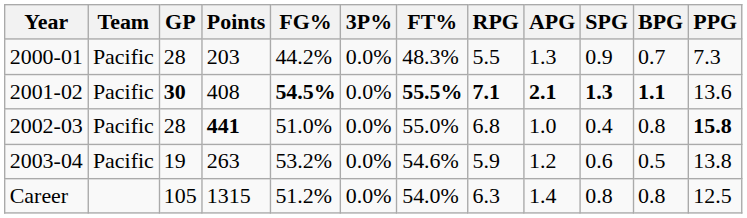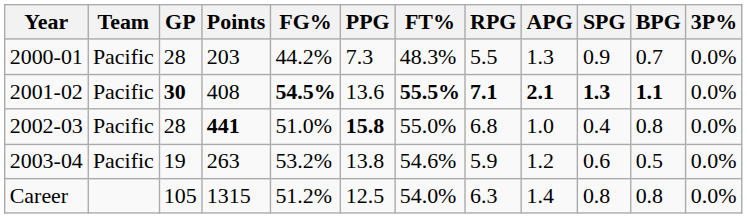columns swapped: (369, 21) <-> (715, 21)
